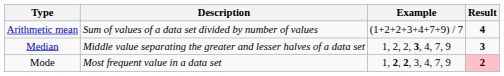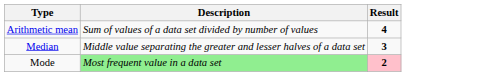- column: (416, 12)
(152, 63) no background -> (152, 63) lightgreen background
